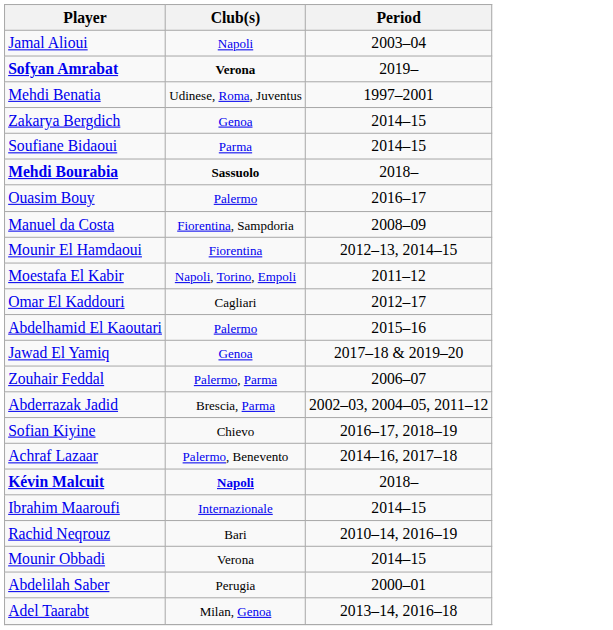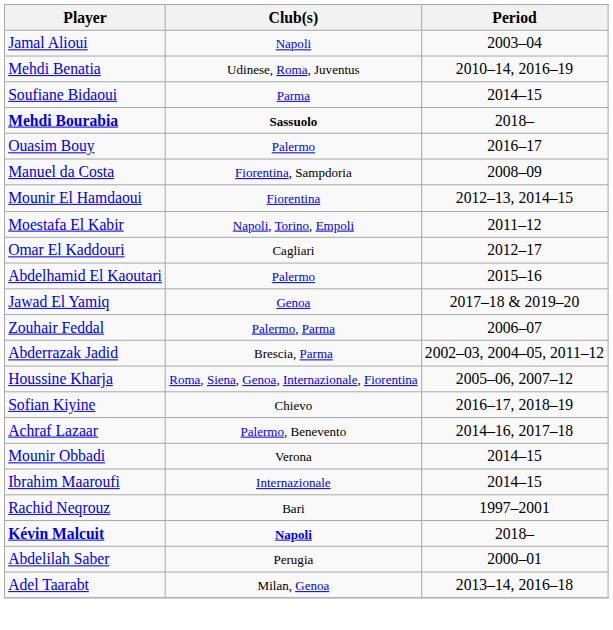- row: (63, 69)
(399, 95) 1997–2001 -> (515, 69) 2010–14, 2016–19
- row: (64, 120)
+ row: (61, 378)
rows swapped: (56, 482) <-> (57, 559)
(399, 533) 2010–14, 2016–19 -> (515, 508) 1997–2001
